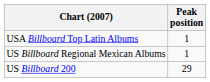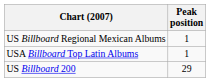rows swapped: (72, 38) <-> (86, 54)
